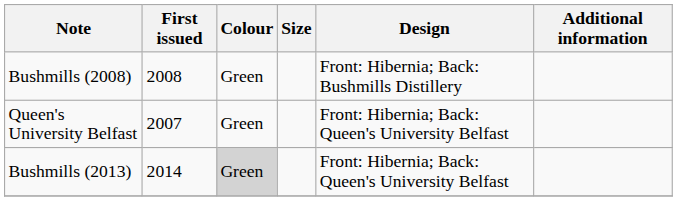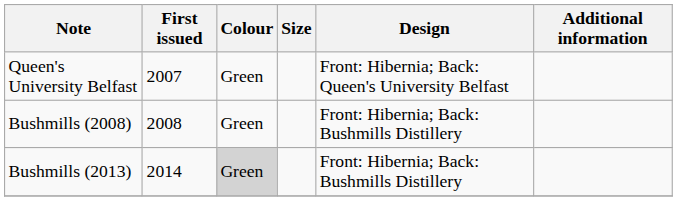rows swapped: (73, 123) <-> (70, 76)
(414, 171) Front: Hibernia; Back: Queen's University Belfast -> (399, 171) Front: Hibernia; Back: Bushmills Distillery
